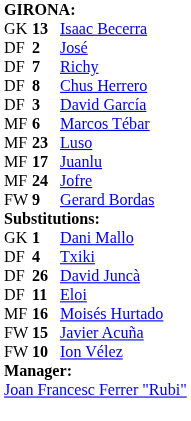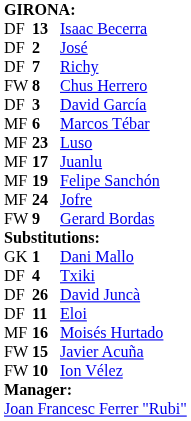(16, 28) GK -> (14, 28) DF
(14, 85) DF -> (16, 85) FW
+ row: (110, 180)
